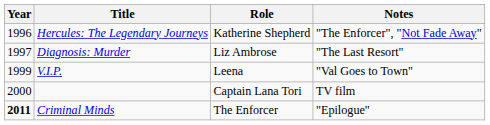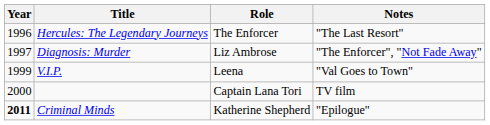(262, 33) Katherine Shepherd -> (246, 33) The Enforcer
(399, 33) "The Enforcer", "Not Fade Away" -> (360, 33) "The Last Resort"
(360, 52) "The Last Resort" -> (399, 52) "The Enforcer", "Not Fade Away"
(246, 110) The Enforcer -> (262, 110) Katherine Shepherd
